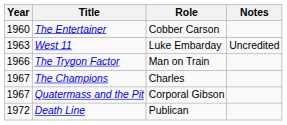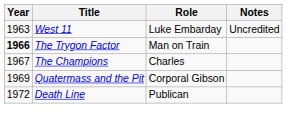- row: (70, 29)
(18, 62) normal -> (18, 45) bold
(18, 95) 1967 -> (18, 78) 1969
